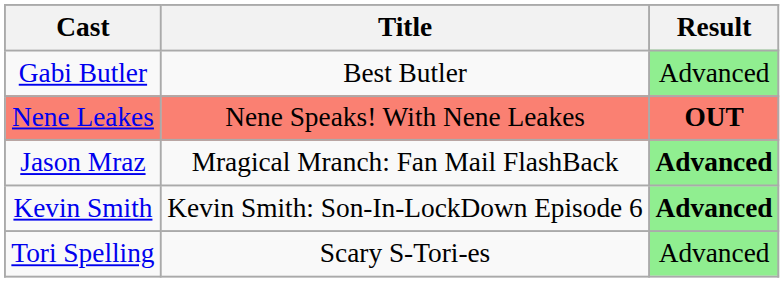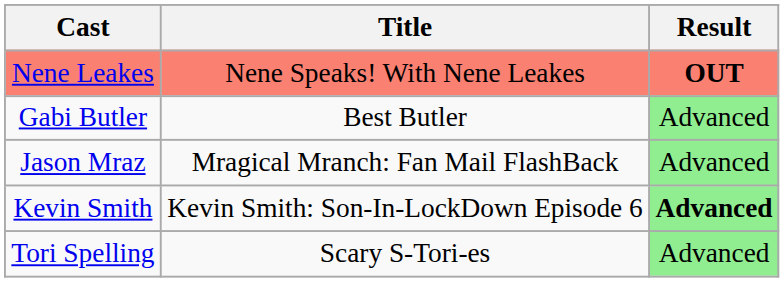rows swapped: (83, 72) <-> (83, 117)
(714, 162) bold -> (714, 162) normal
